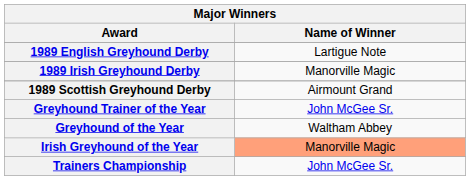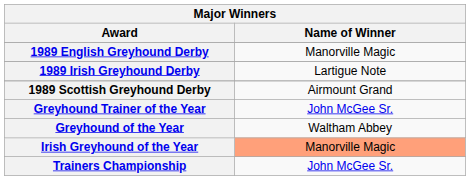(350, 52) Lartigue Note -> (350, 52) Manorville Magic
(350, 71) Manorville Magic -> (350, 71) Lartigue Note
